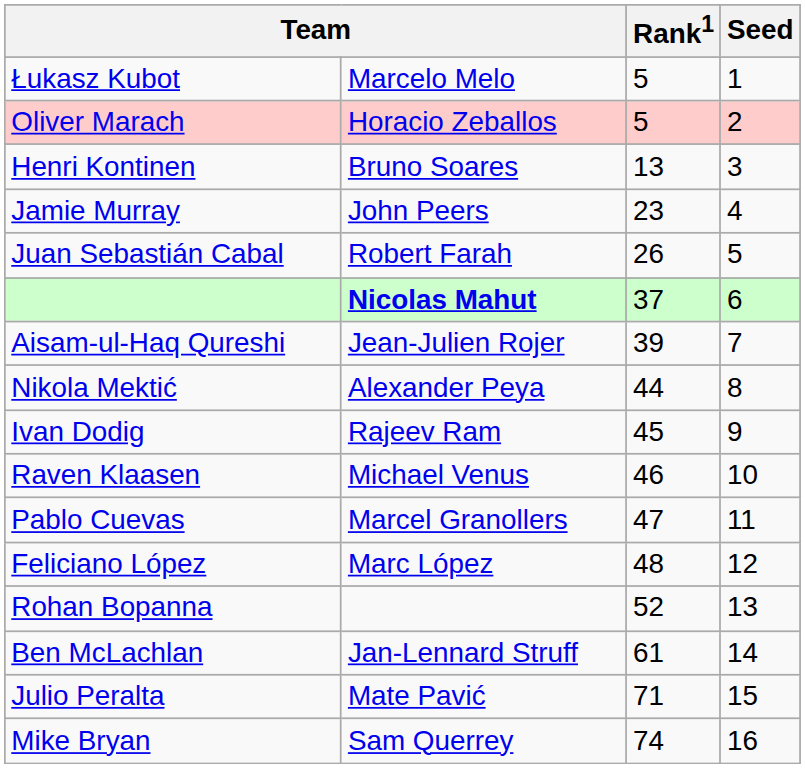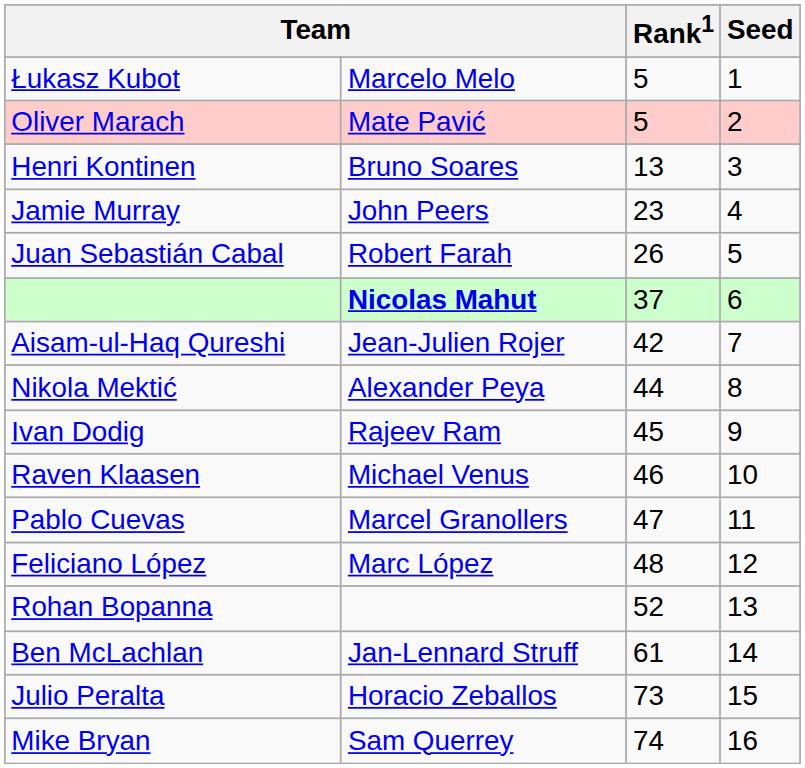(452, 122) Horacio Zeballos -> (417, 122) Mate Pavić
(649, 343) 39 -> (649, 343) 42
(417, 696) Mate Pavić -> (452, 696) Horacio Zeballos
(649, 696) 71 -> (649, 696) 73
